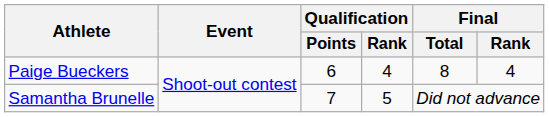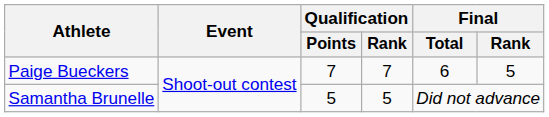(331, 71) 6 -> (331, 71) 7
(387, 71) 4 -> (387, 71) 7
(444, 71) 8 -> (444, 71) 6
(510, 71) 4 -> (510, 71) 5
(331, 98) 7 -> (331, 98) 5
